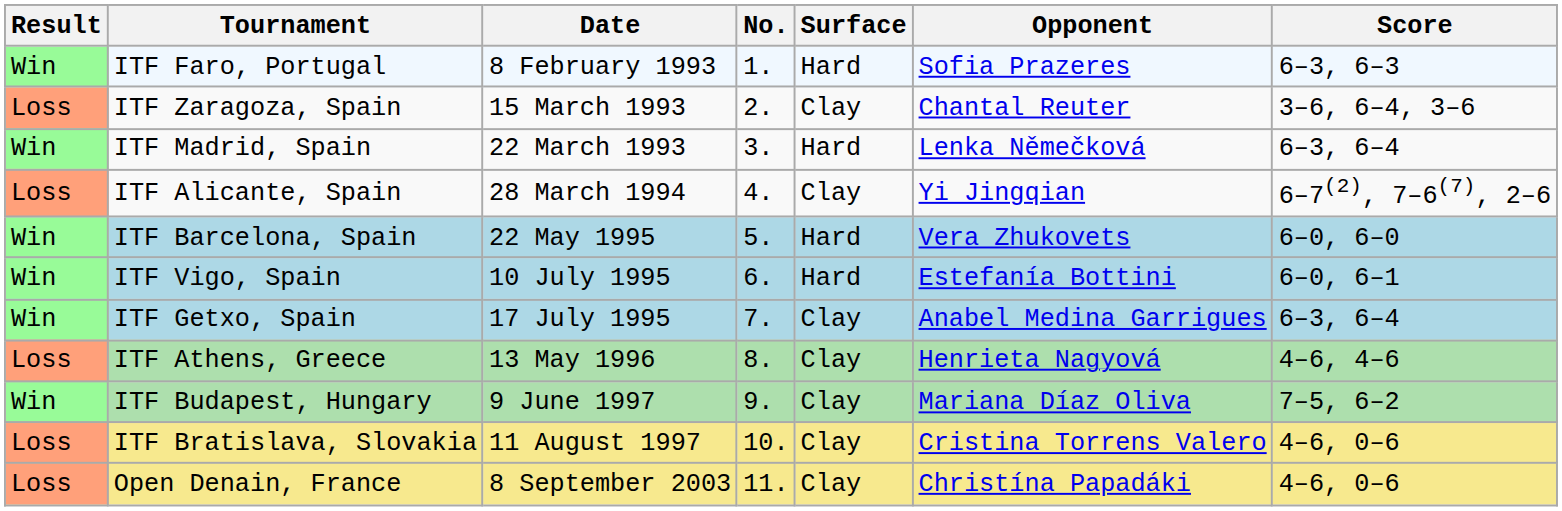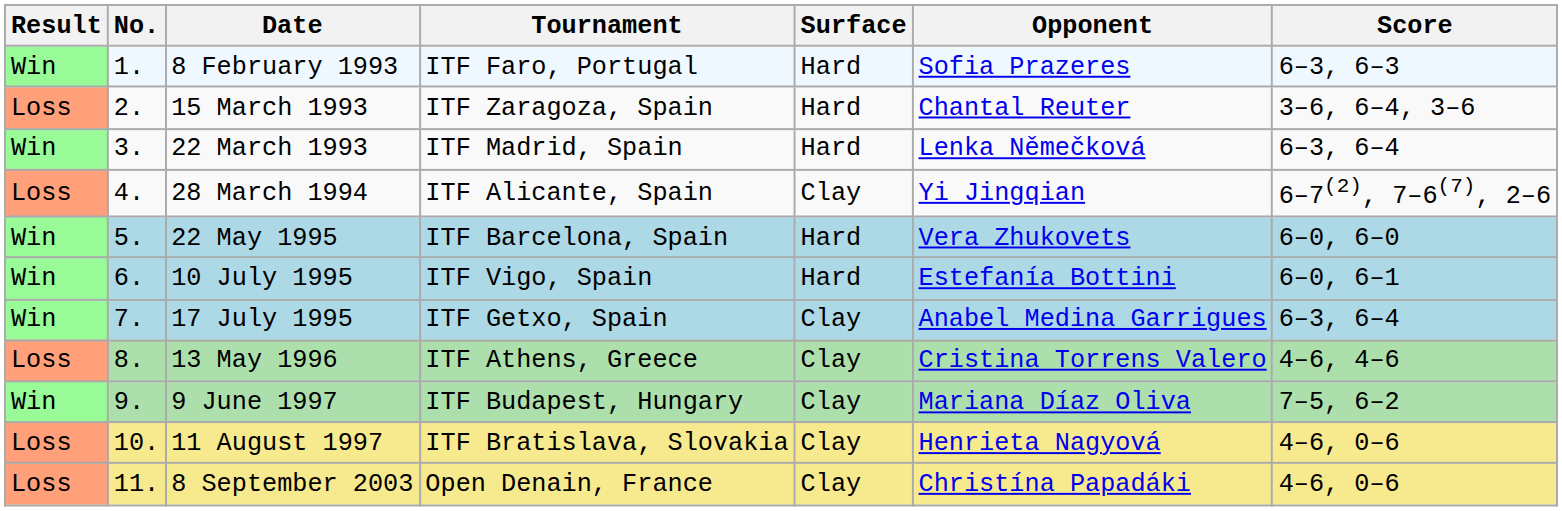columns swapped: (766, 26) <-> (295, 26)
(831, 108) Clay -> (831, 108) Hard
(1040, 361) Henrieta Nagyová -> (1093, 361) Cristina Torrens Valero
(1093, 443) Cristina Torrens Valero -> (1040, 443) Henrieta Nagyová
